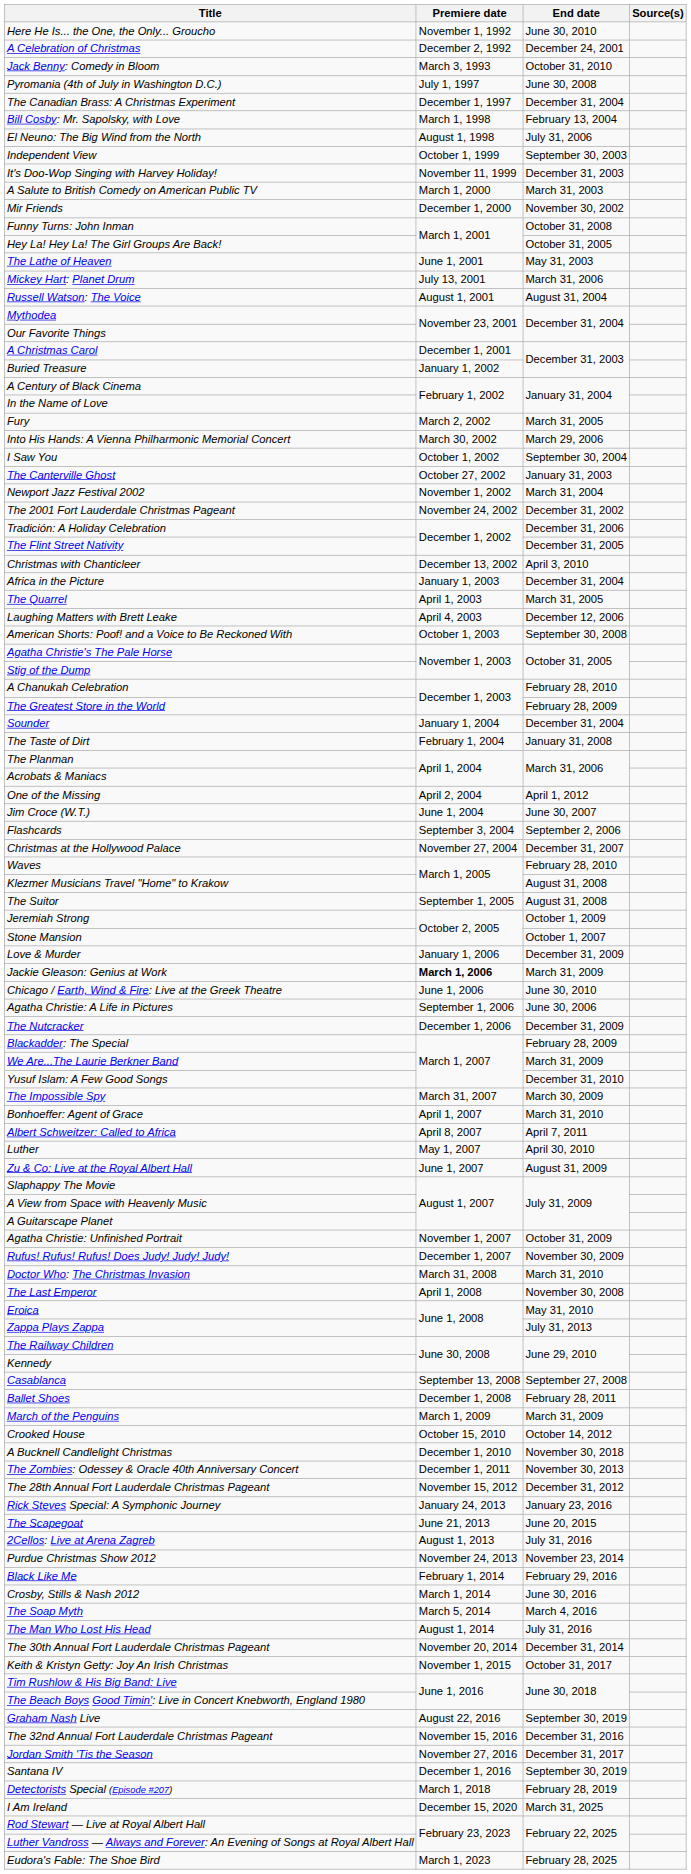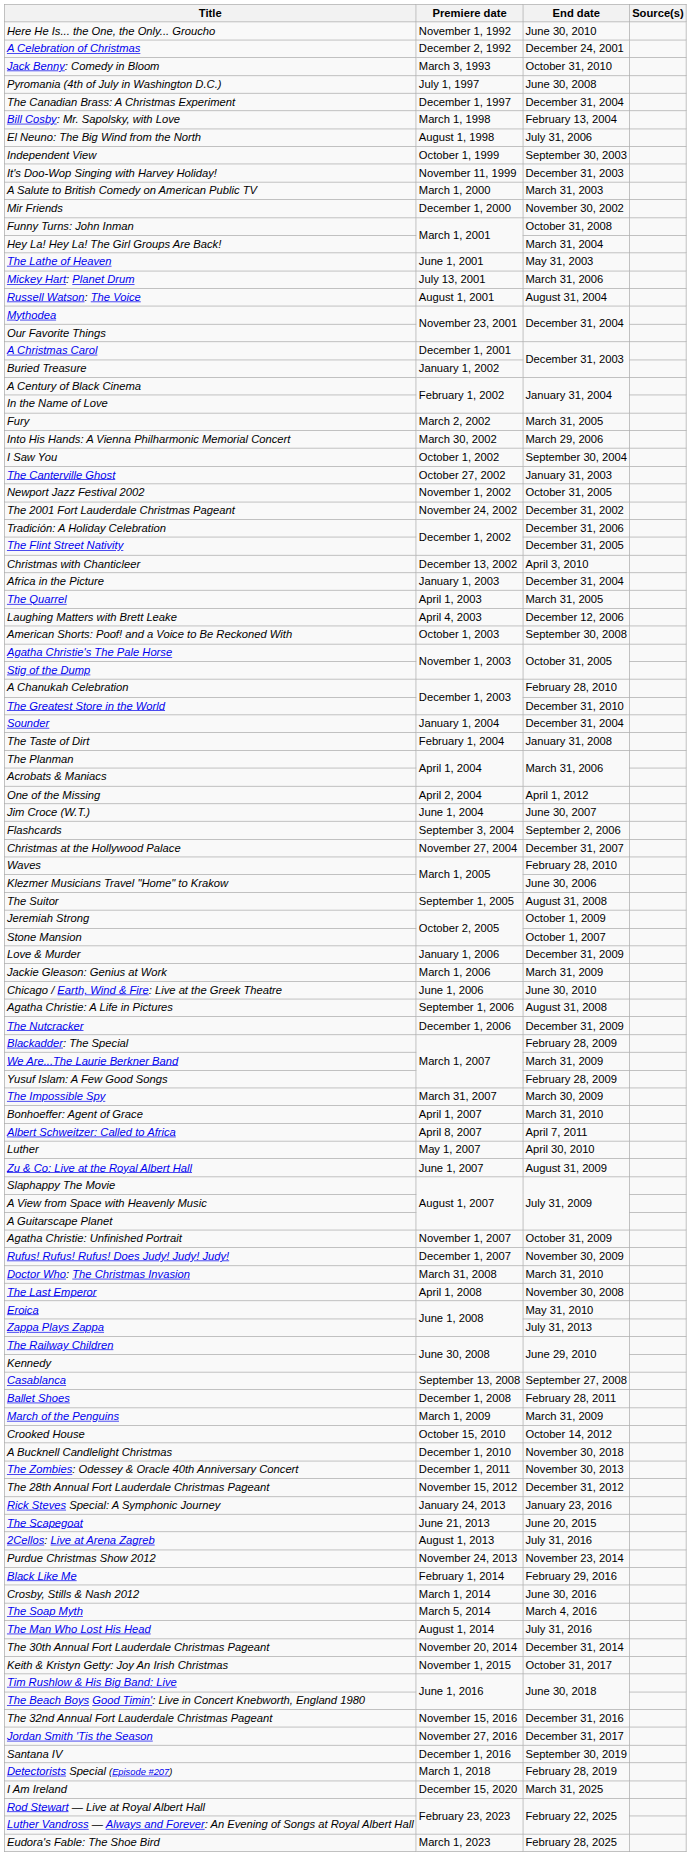(569, 244) October 31, 2005 -> (564, 244) March 31, 2004
(564, 492) March 31, 2004 -> (569, 492) October 31, 2005
(571, 706) February 28, 2009 -> (575, 706) December 31, 2010
(566, 883) August 31, 2008 -> (561, 883) June 30, 2006
(456, 972) bold -> (455, 972) normal
(561, 1008) June 30, 2006 -> (566, 1008) August 31, 2008
(575, 1079) December 31, 2010 -> (571, 1079) February 28, 2009
- row: (54, 1718)
